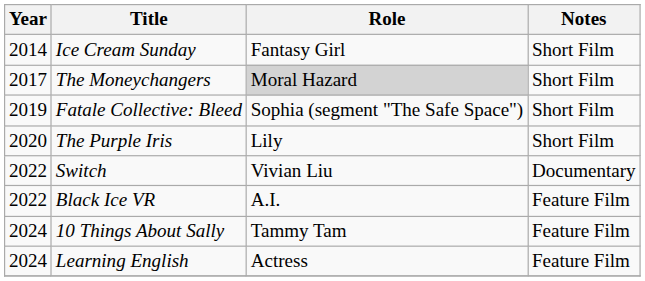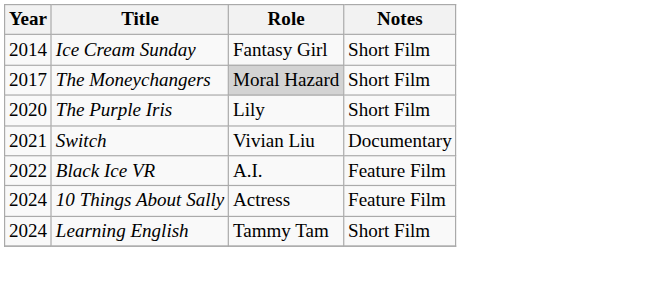- row: (149, 110)
(28, 170) 2022 -> (28, 140) 2021
(299, 230) Tammy Tam -> (262, 200) Actress
(279, 261) Actress -> (281, 230) Tammy Tam
(581, 261) Feature Film -> (389, 230) Short Film
